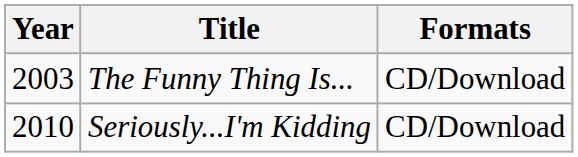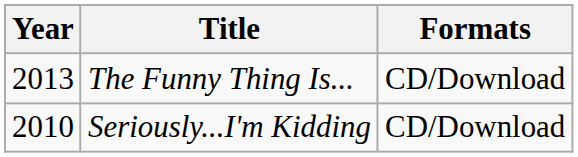(43, 77) 2003 -> (43, 77) 2013
